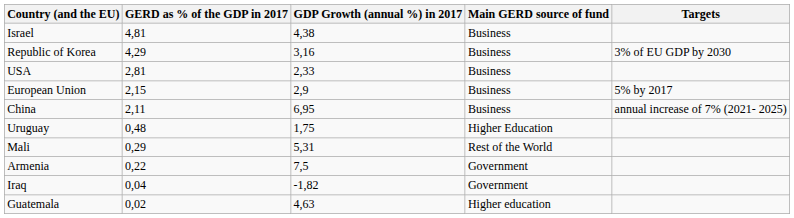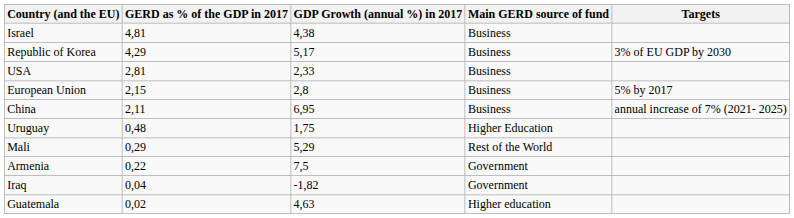(304, 52) 3,16 -> (304, 52) 5,17
(301, 90) 2,9 -> (301, 90) 2,8
(304, 147) 5,31 -> (304, 147) 5,29
